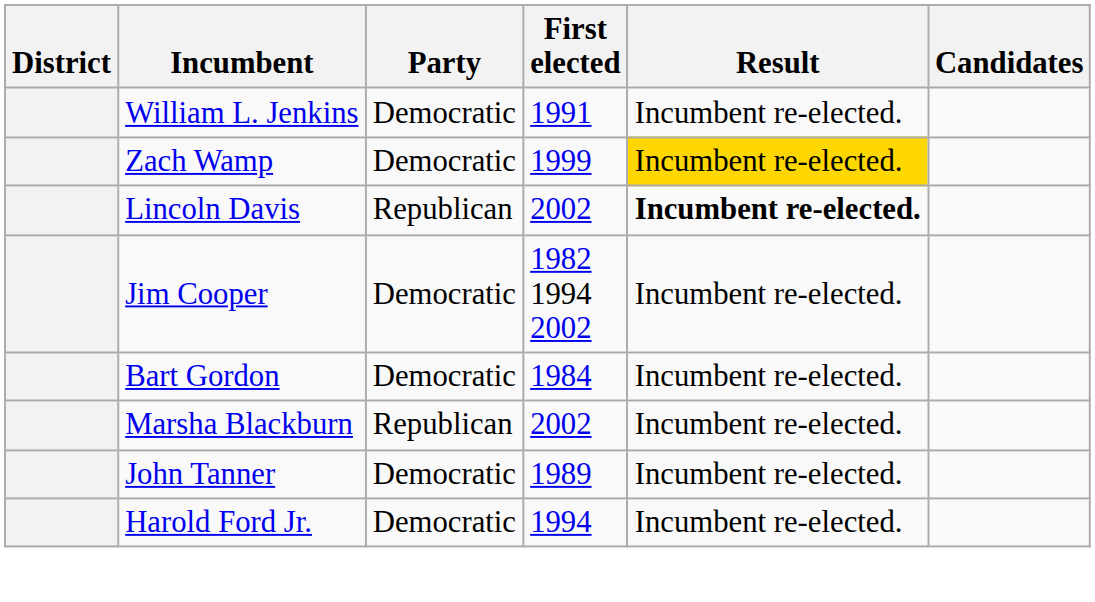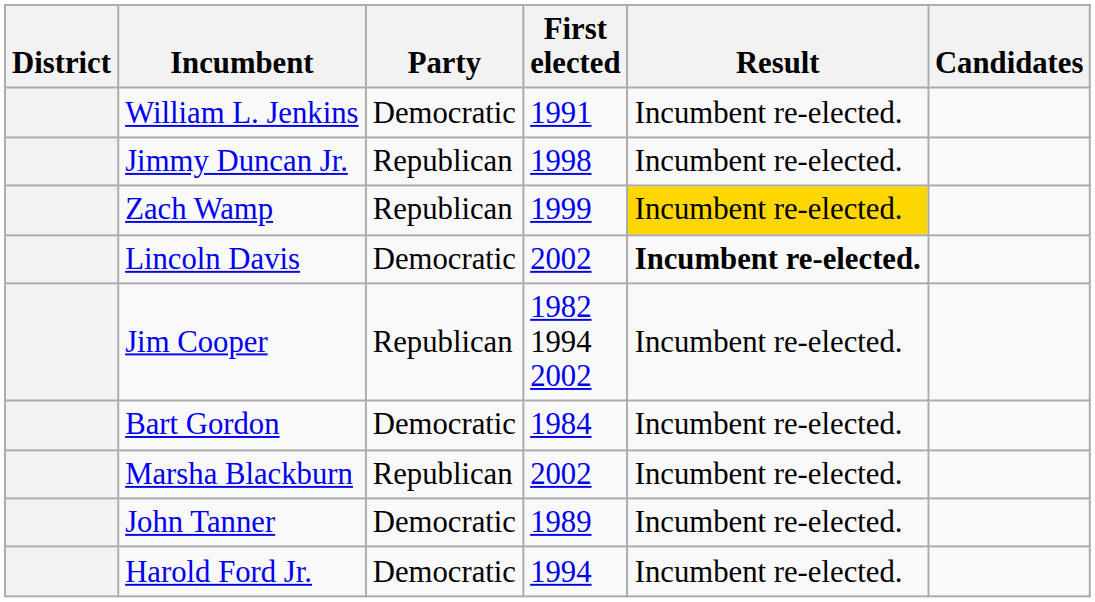+ row: (236, 160)
(444, 160) Democratic -> (443, 209) Republican
(443, 209) Republican -> (444, 258) Democratic
(444, 292) Democratic -> (443, 341) Republican
